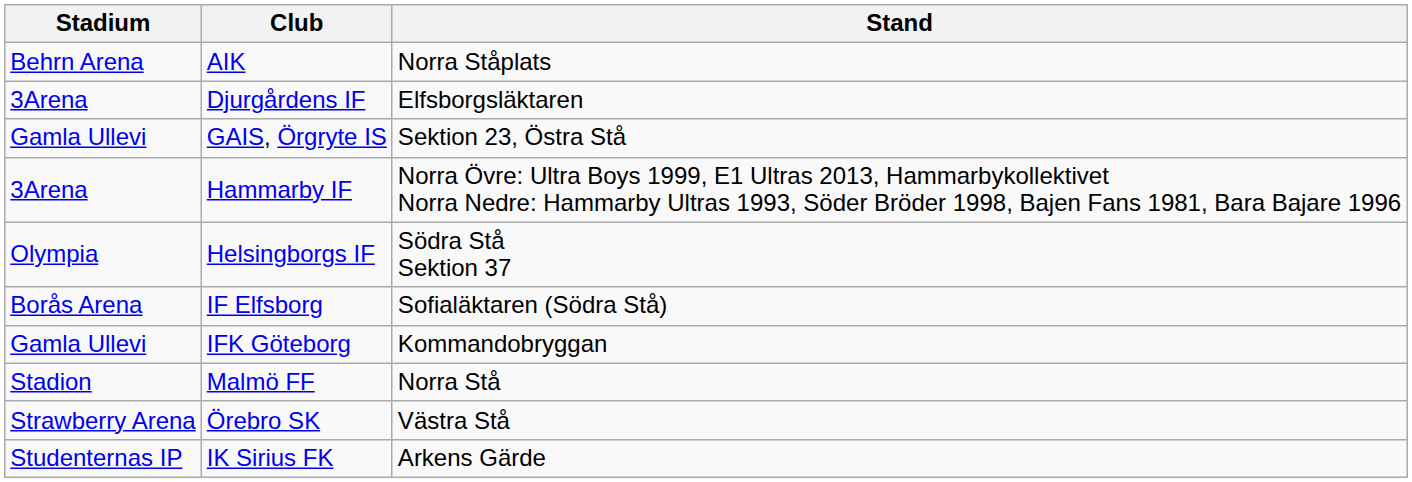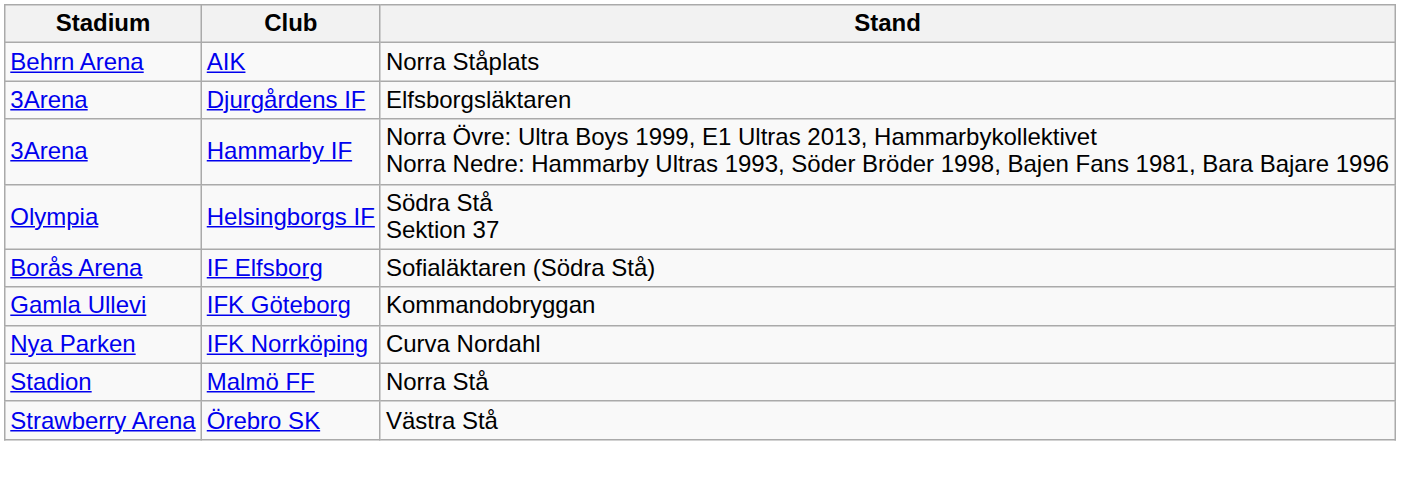- row: (297, 137)
+ row: (287, 343)
- row: (270, 458)
